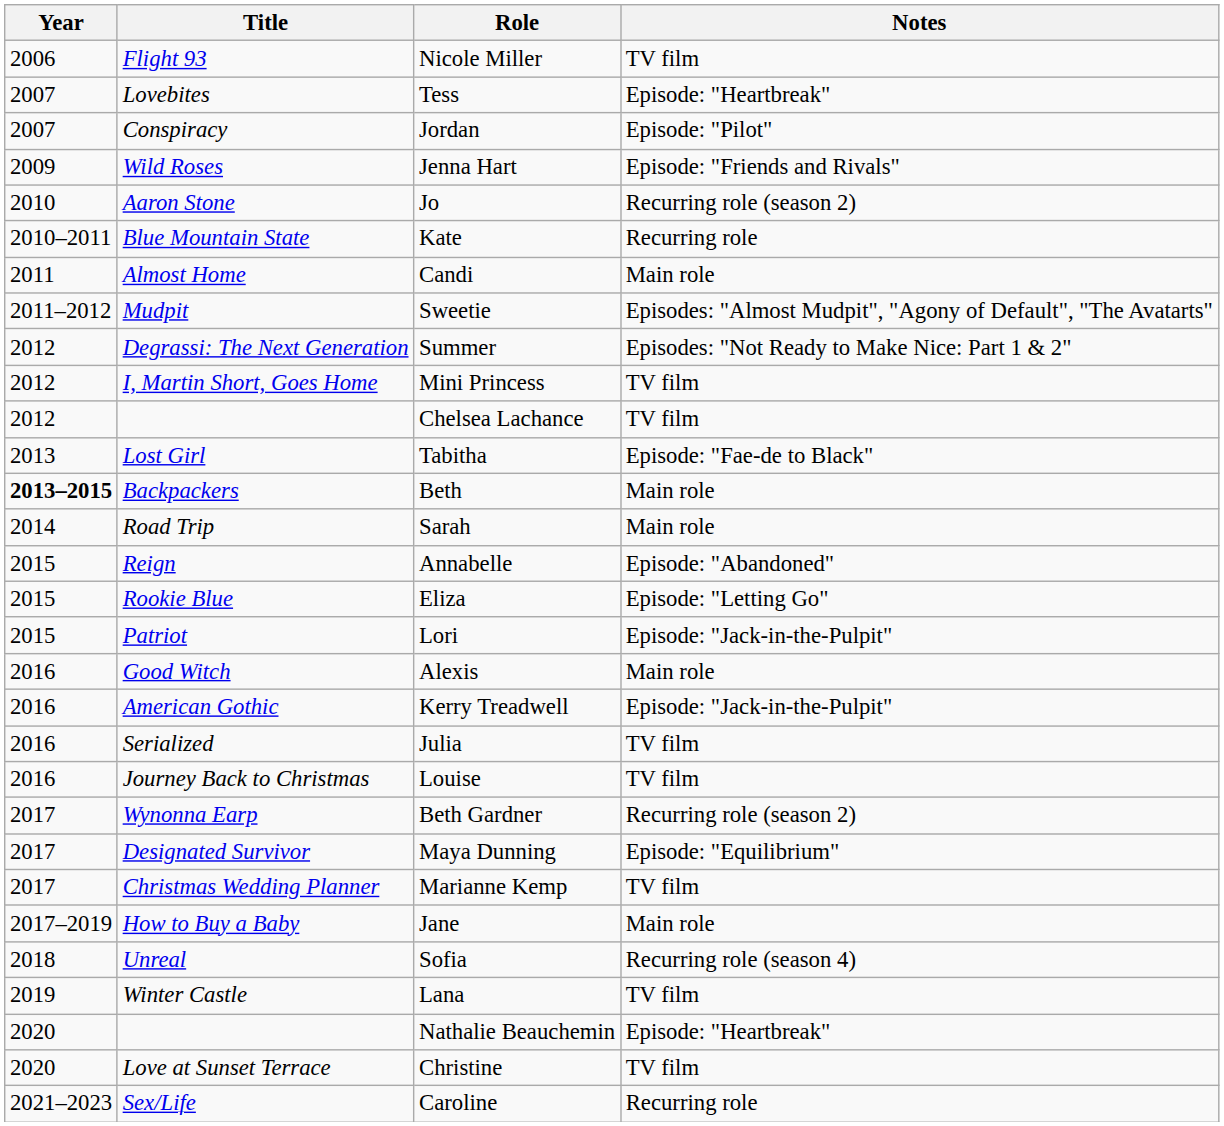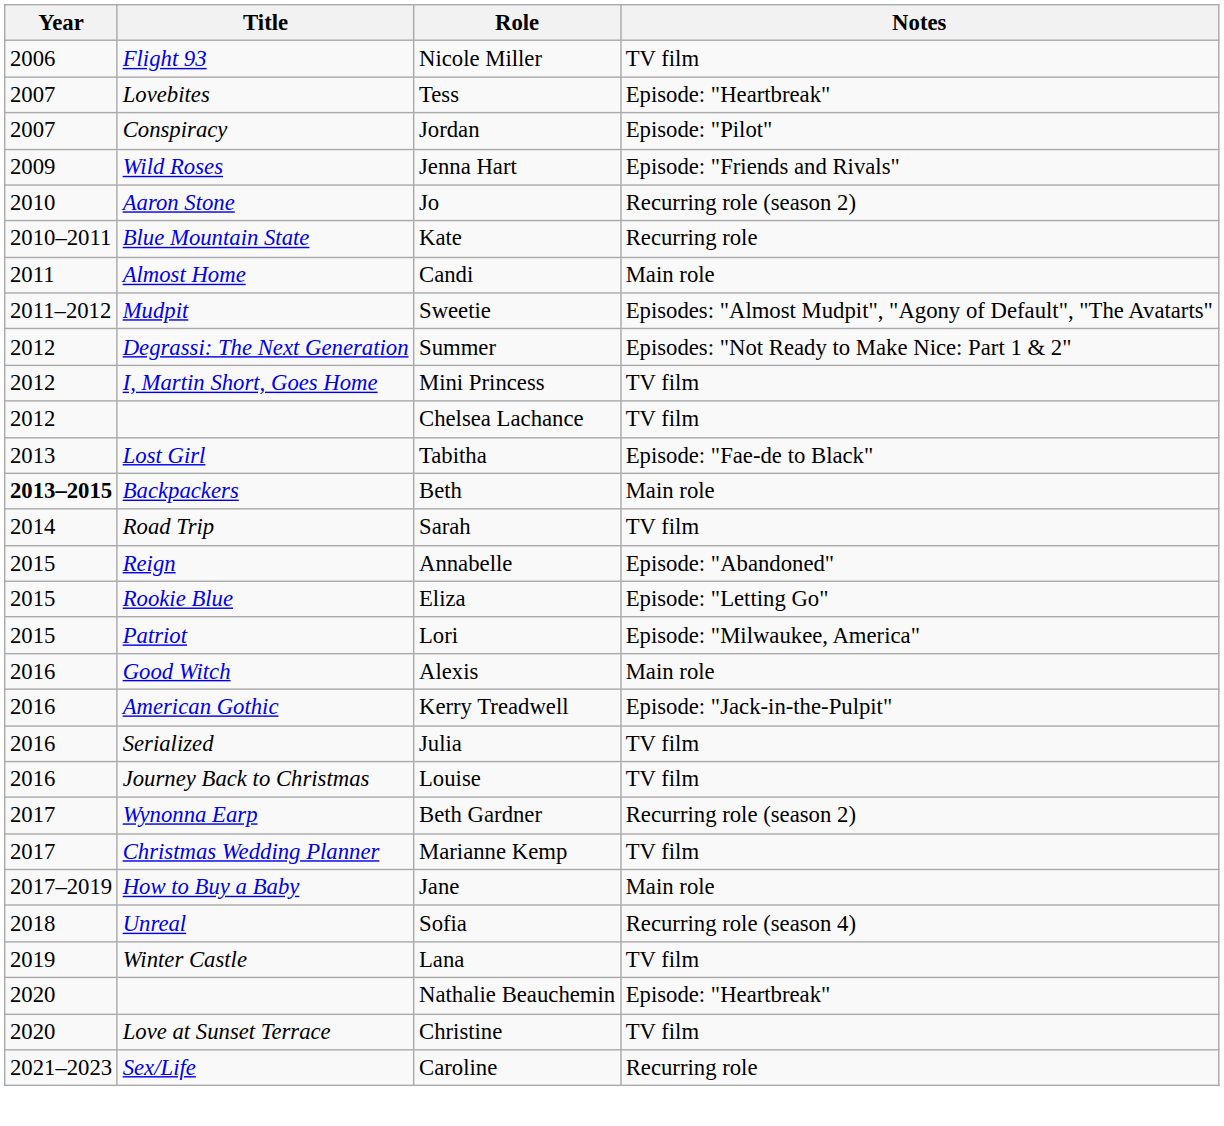(670, 526) Main role -> (662, 526) TV film
(759, 635) Episode: "Jack-in-the-Pulpit" -> (773, 635) Episode: "Milwaukee, America"
- row: (487, 851)
